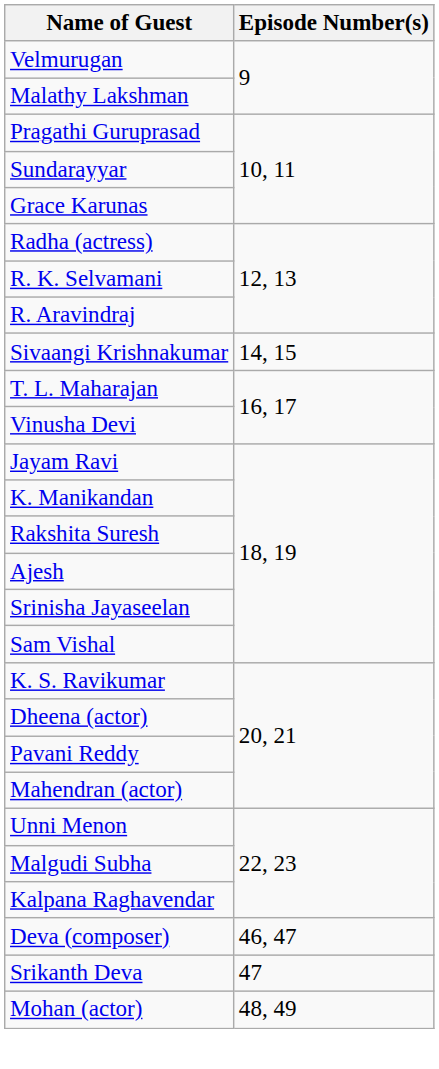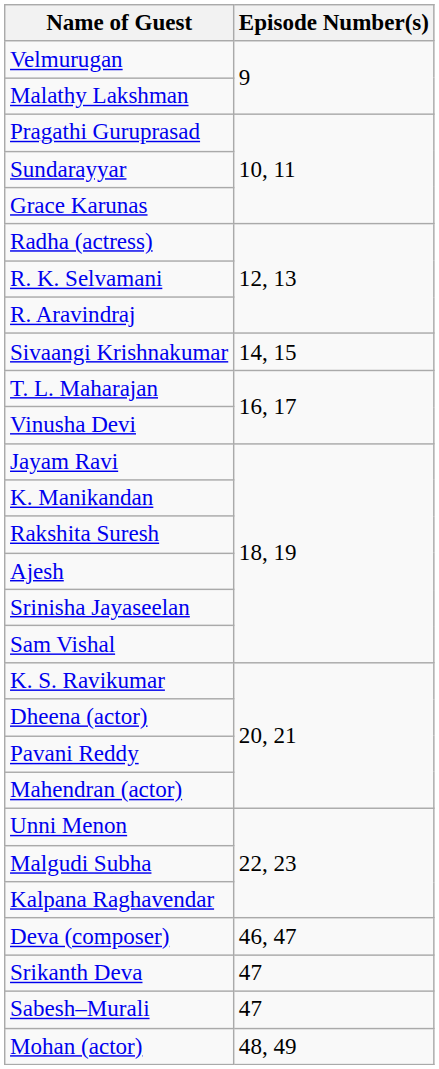+ row: (80, 1009)
